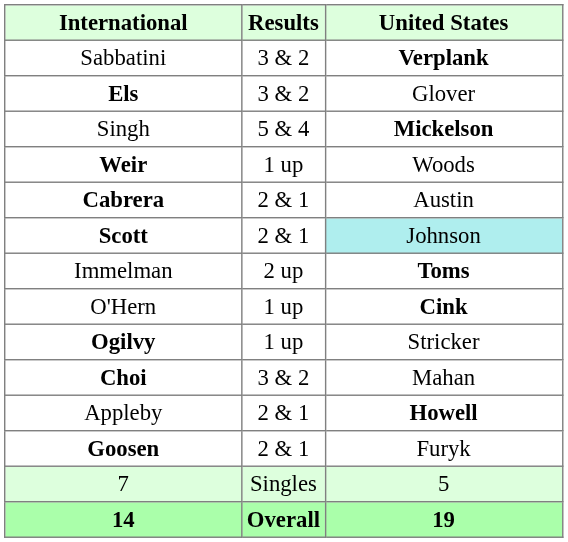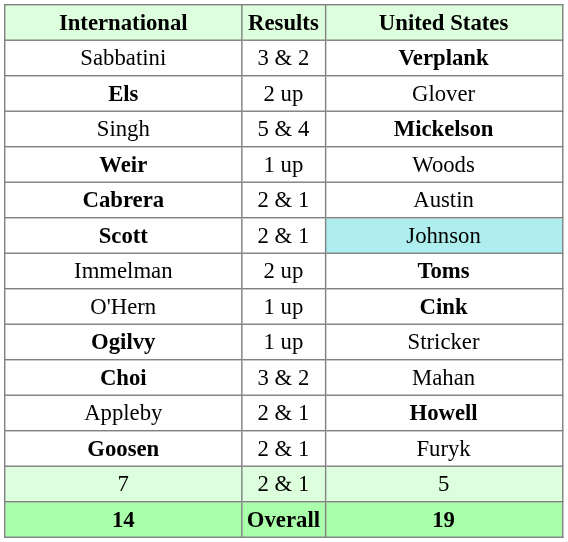(283, 93) 3 & 2 -> (283, 93) 2 up
(283, 483) Singles -> (283, 483) 2 & 1
